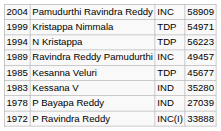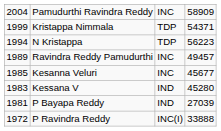(201, 27) 54971 -> (201, 27) 54371
(167, 73) TDP -> (166, 73) INC
(201, 88) 35280 -> (201, 88) 45280
(17, 103) 1978 -> (17, 103) 1981
